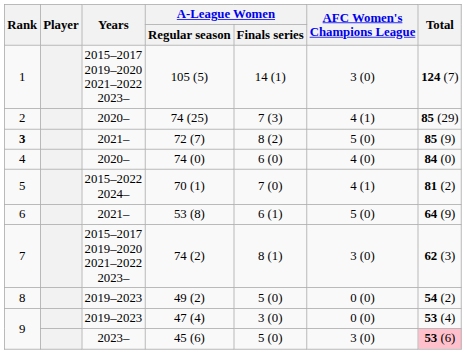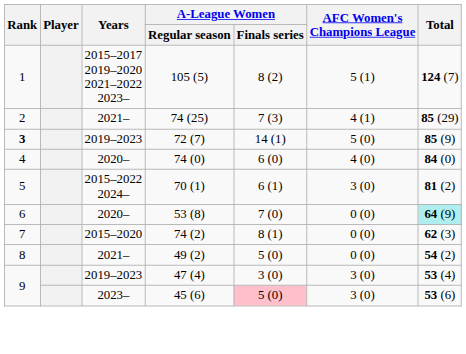(270, 76) 14 (1) -> (270, 76) 8 (2)
(363, 76) 3 (0) -> (363, 76) 5 (1)
(113, 118) 2020– -> (113, 118) 2021–
(113, 139) 2021– -> (113, 139) 2019–2023
(270, 139) 8 (2) -> (270, 139) 14 (1)
(270, 186) 7 (0) -> (270, 186) 6 (1)
(363, 186) 4 (1) -> (363, 186) 3 (0)
(113, 214) 2021– -> (113, 214) 2020–
(270, 214) 6 (1) -> (270, 214) 7 (0)
(363, 214) 5 (0) -> (363, 214) 0 (0)
(440, 214) no background -> (440, 214) paleturquoise background
(113, 256) 2015–2017 2019–2020 2021–2022 2023– -> (113, 234) 2015–2020
(363, 256) 3 (0) -> (363, 234) 0 (0)
(113, 298) 2019–2023 -> (113, 254) 2021–
(363, 318) 0 (0) -> (363, 275) 3 (0)
(270, 338) no background -> (270, 295) pink background
(440, 338) pink background -> (440, 295) no background
